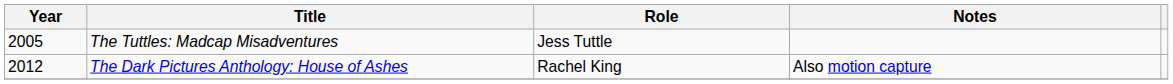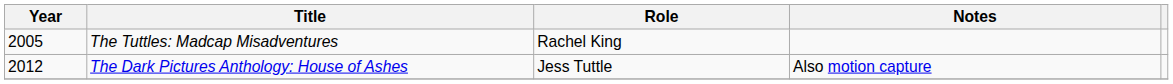(575, 41) Jess Tuttle -> (580, 41) Rachel King
(580, 66) Rachel King -> (575, 66) Jess Tuttle
